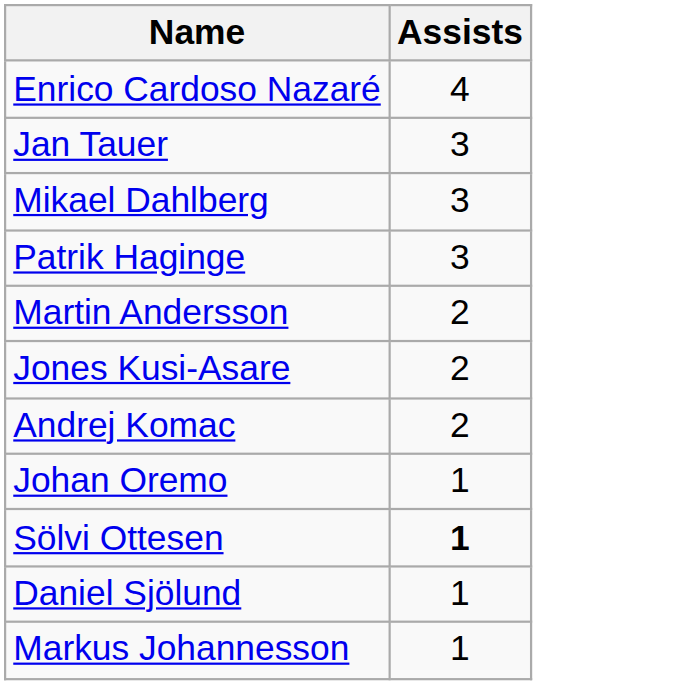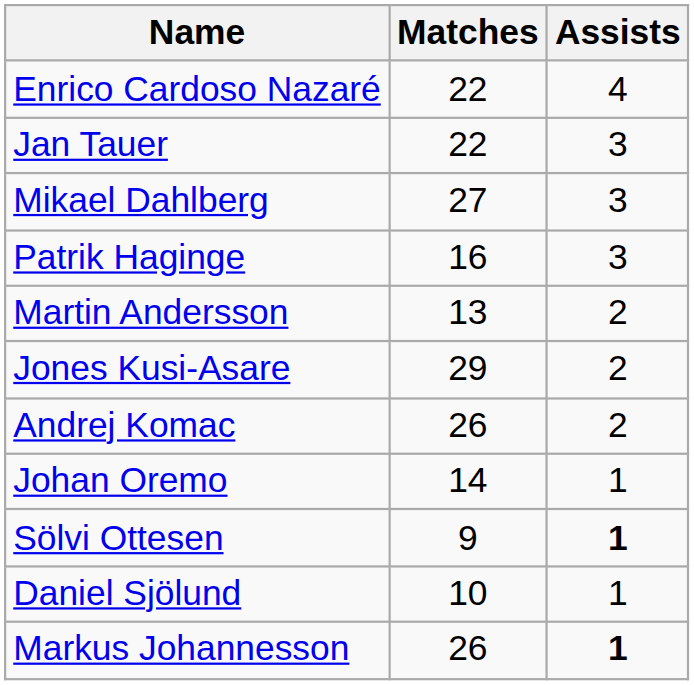+ column: (468, 32)
(460, 649) normal -> (618, 649) bold
